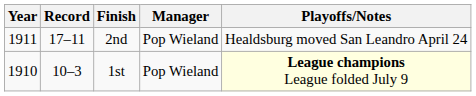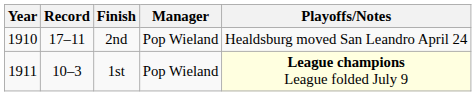(23, 39) 1911 -> (23, 39) 1910
(23, 71) 1910 -> (23, 71) 1911
